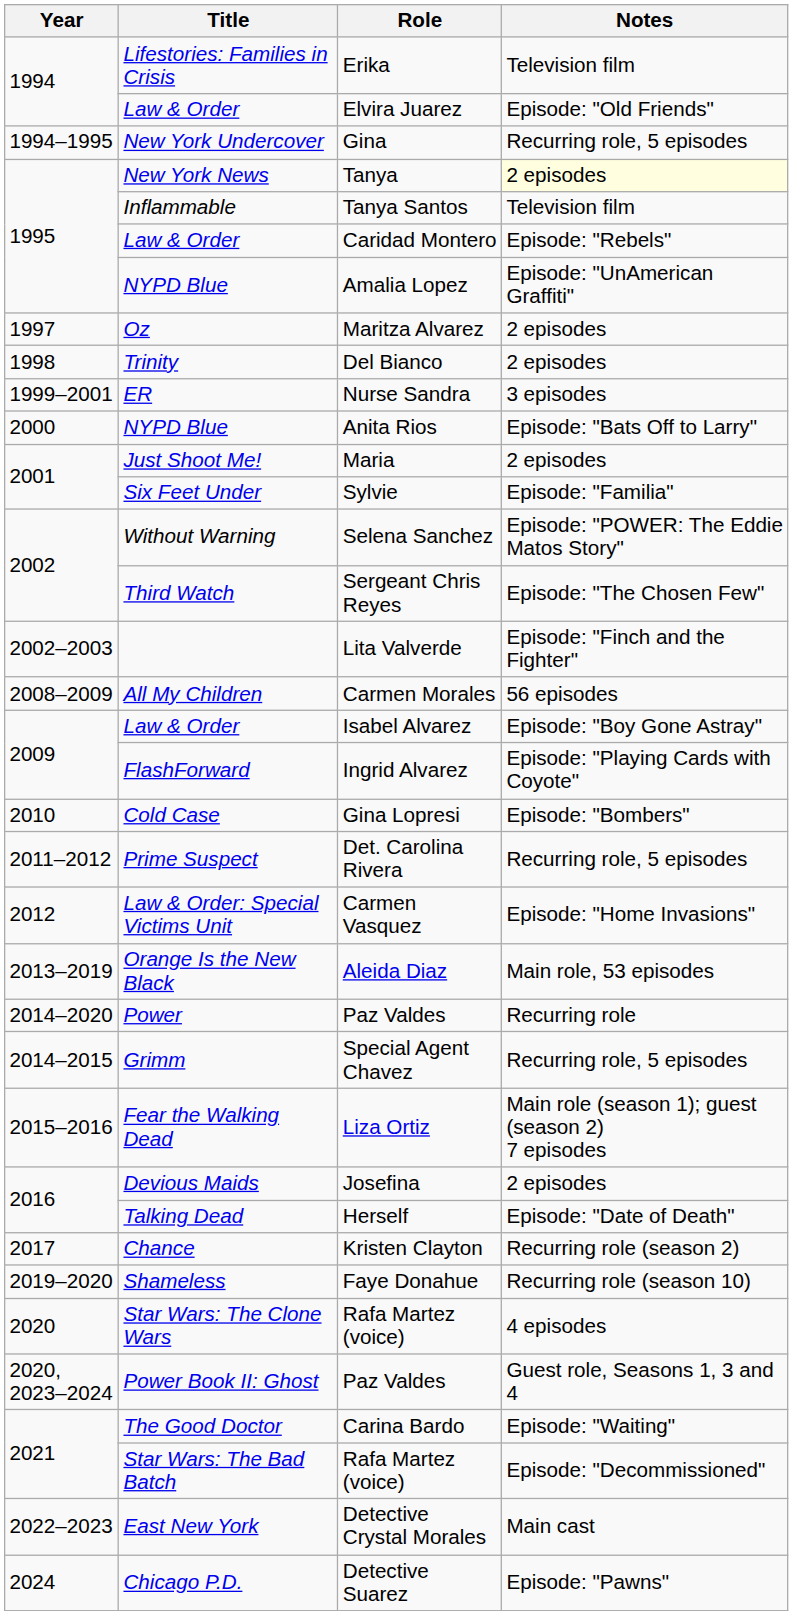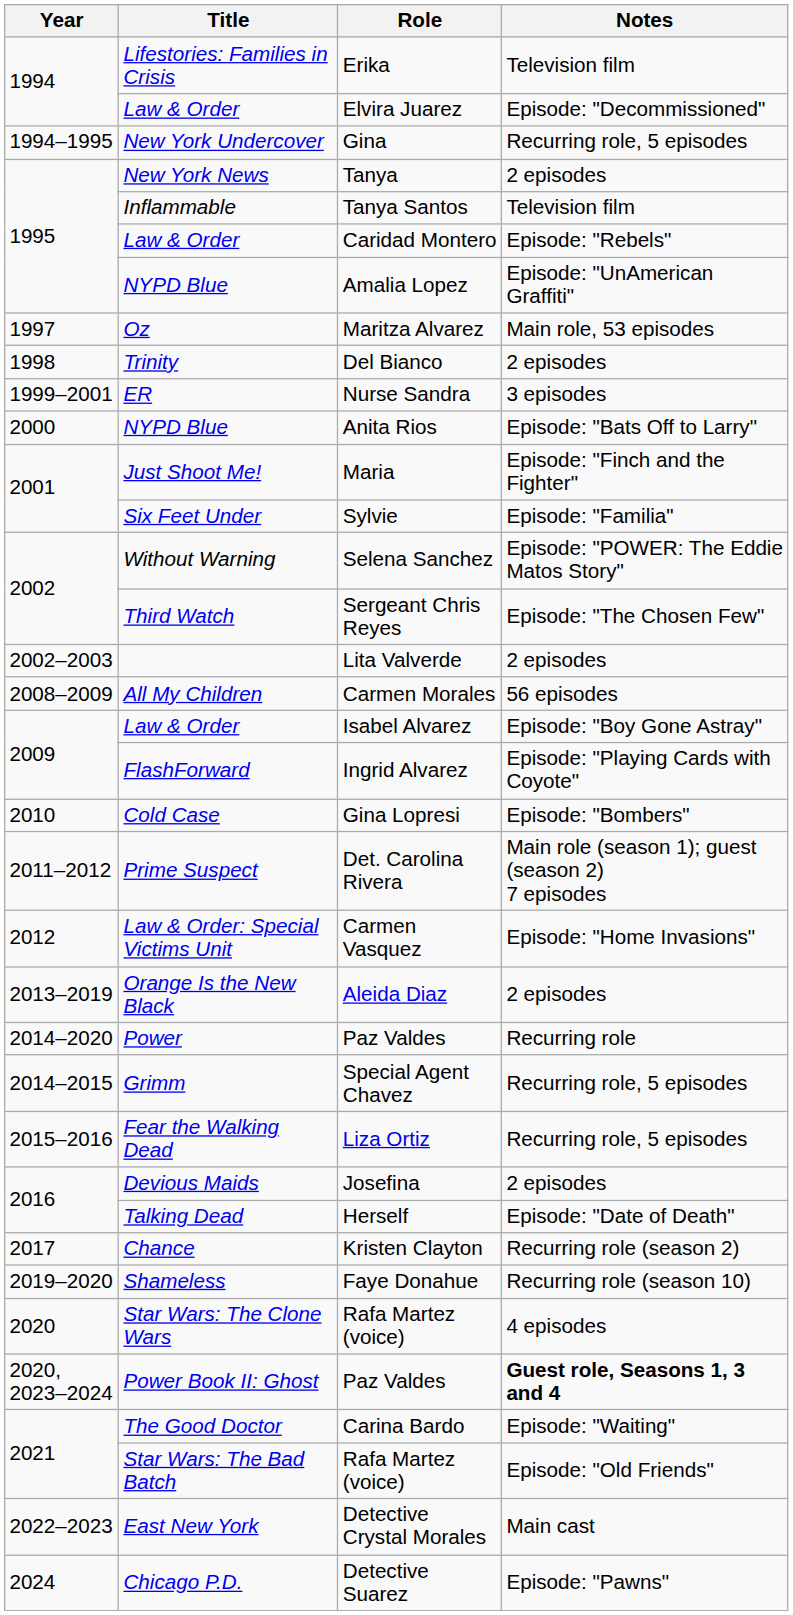(610, 109) Episode: "Old Friends" -> (636, 109) Episode: "Decommissioned"
(556, 175) lightyellow background -> (556, 175) no background
(556, 329) 2 episodes -> (610, 329) Main role, 53 episodes
(556, 460) 2 episodes -> (616, 471) Episode: "Finch and the Fighter"
(616, 649) Episode: "Finch and the Fighter" -> (556, 660) 2 episodes
(627, 859) Recurring role, 5 episodes -> (631, 870) Main role (season 1); guest (season 2) 7 episodes
(610, 971) Main role, 53 episodes -> (556, 994) 2 episodes
(631, 1127) Main role (season 1); guest (season 2) 7 episodes -> (627, 1138) Recurring role, 5 episodes
(640, 1381) normal -> (626, 1381) bold
(636, 1470) Episode: "Decommissioned" -> (610, 1470) Episode: "Old Friends"
